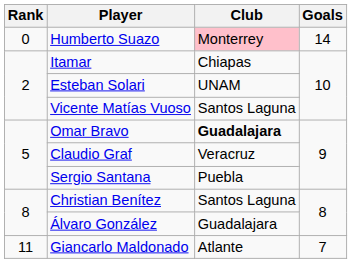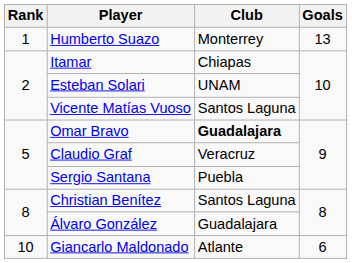(26, 39) 0 -> (26, 39) 1
(230, 39) pink background -> (230, 39) no background
(323, 39) 14 -> (323, 39) 13
(26, 246) 11 -> (26, 246) 10
(323, 246) 7 -> (323, 246) 6
